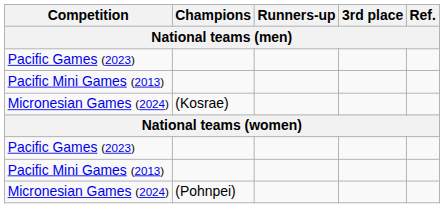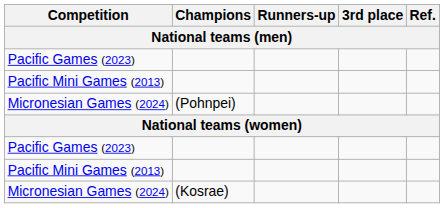rows swapped: (88, 192) <-> (88, 103)
